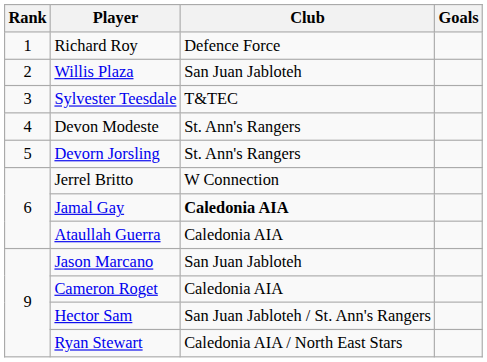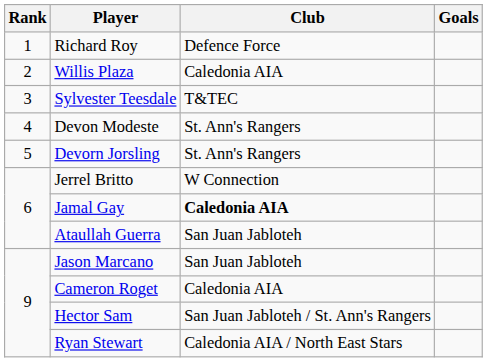(243, 72) San Juan Jabloteh -> (234, 72) Caledonia AIA
(234, 235) Caledonia AIA -> (243, 235) San Juan Jabloteh
